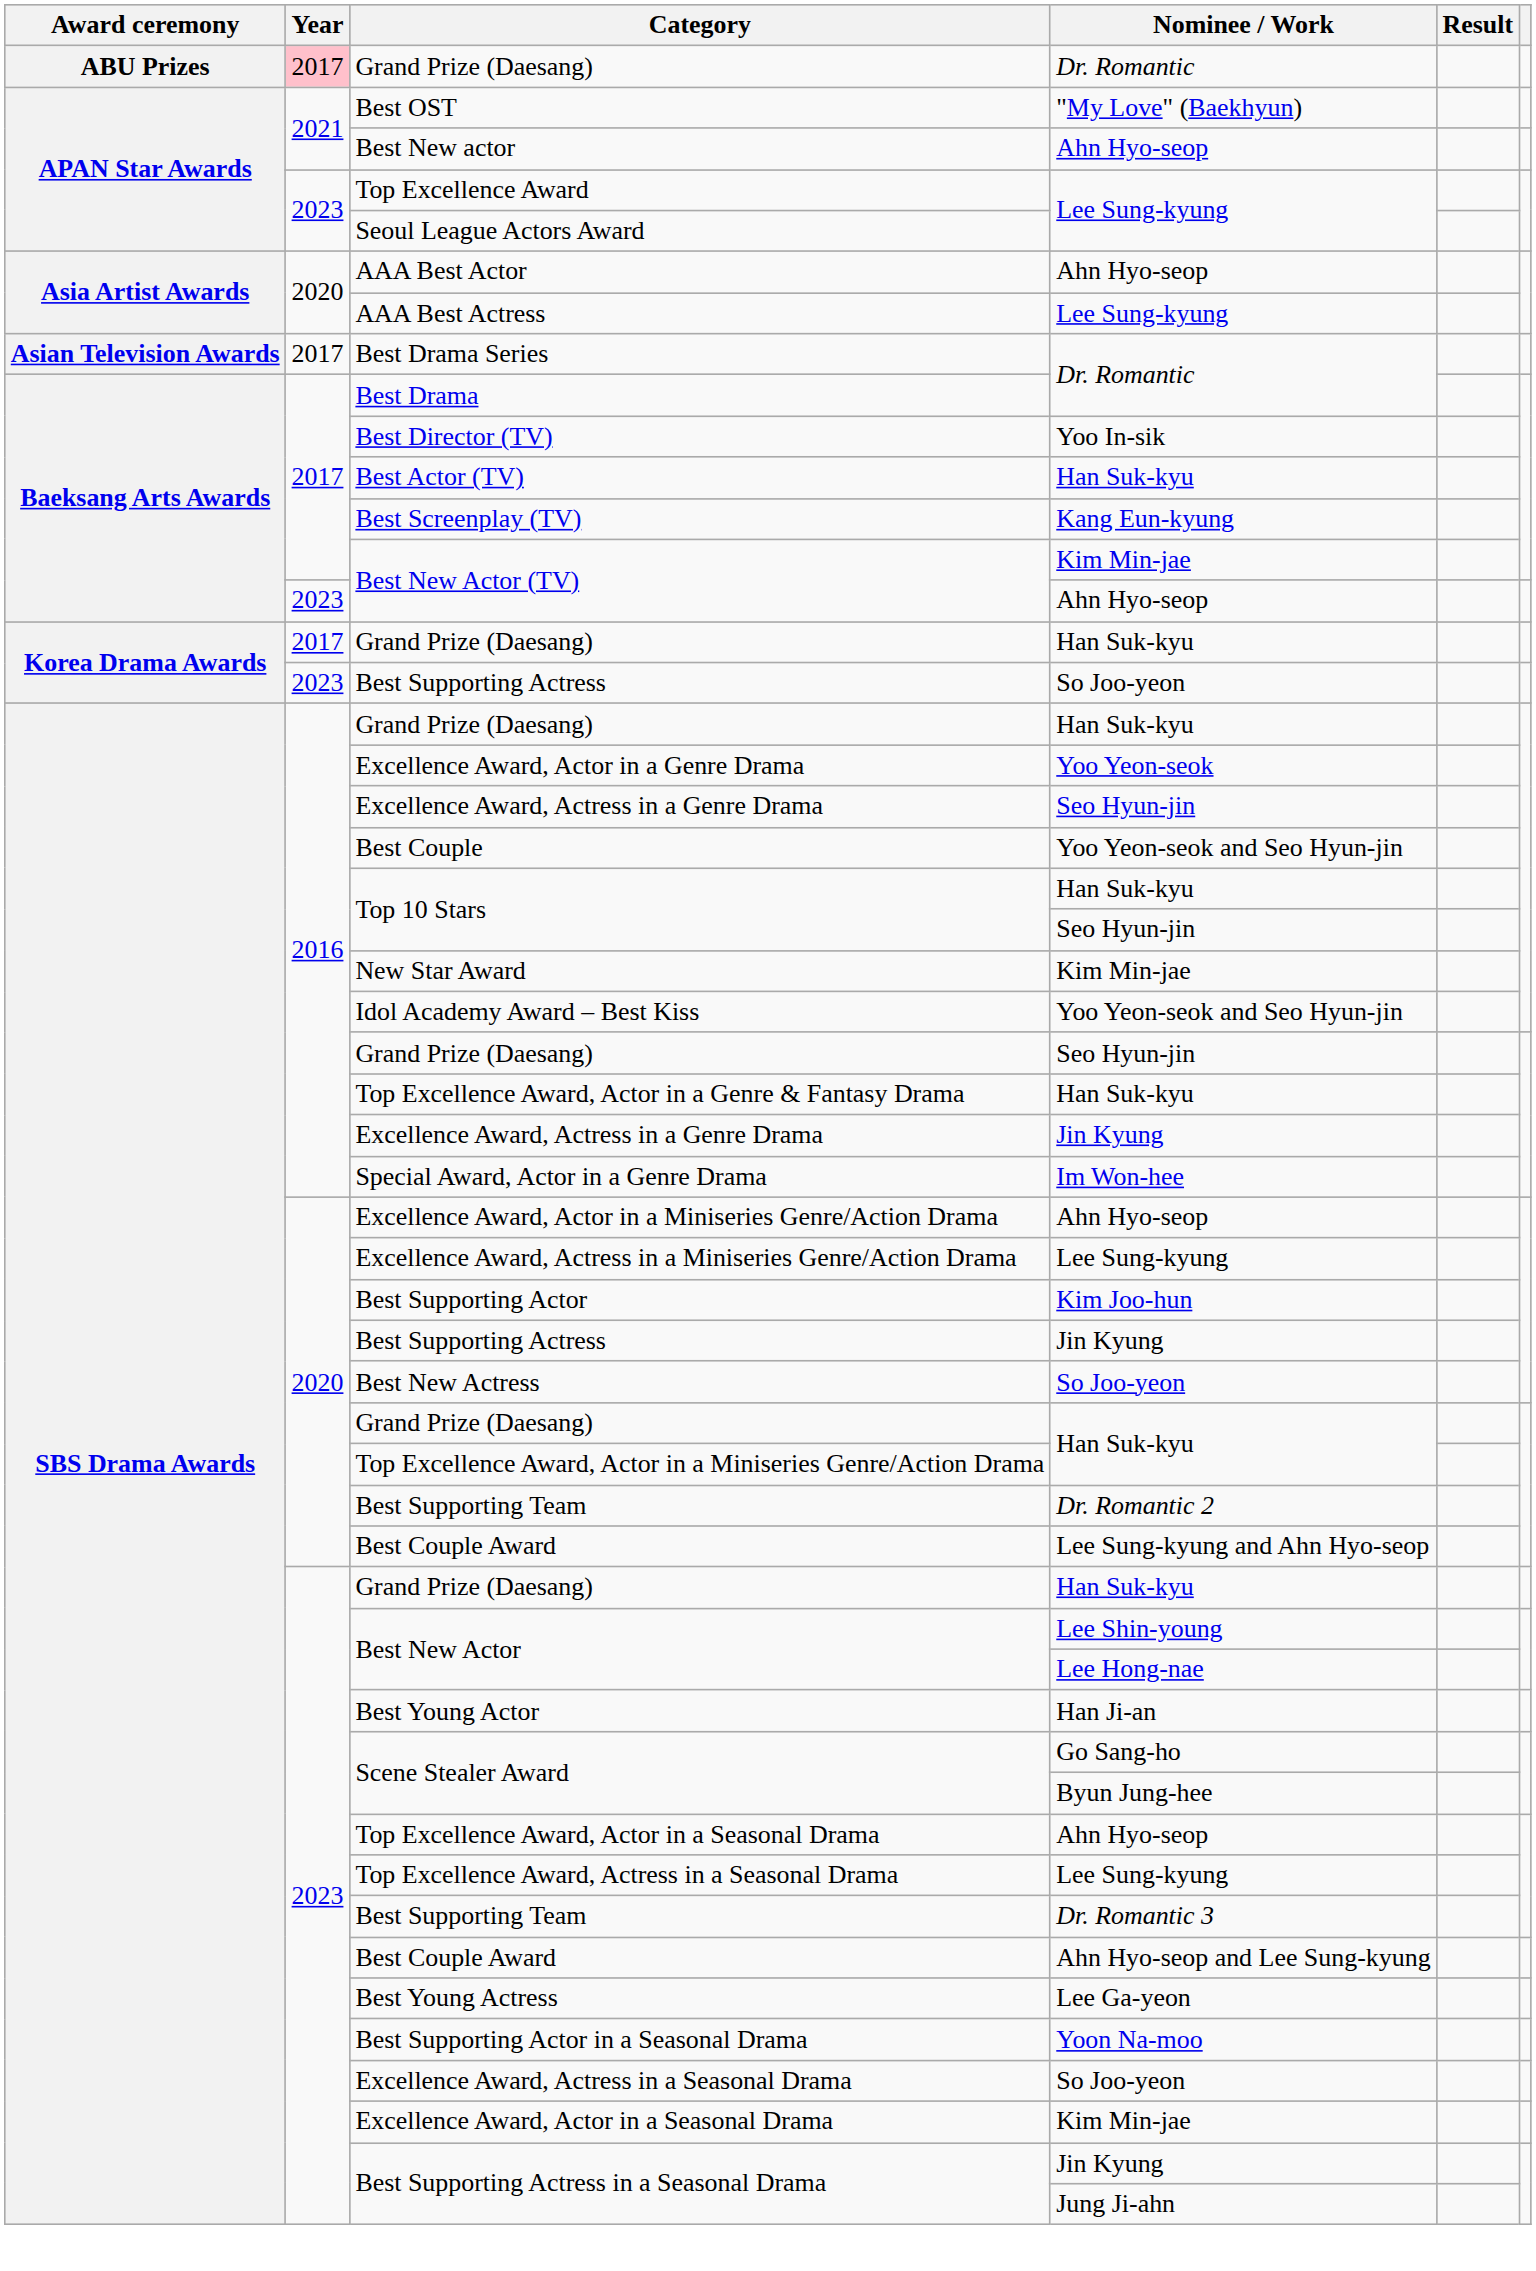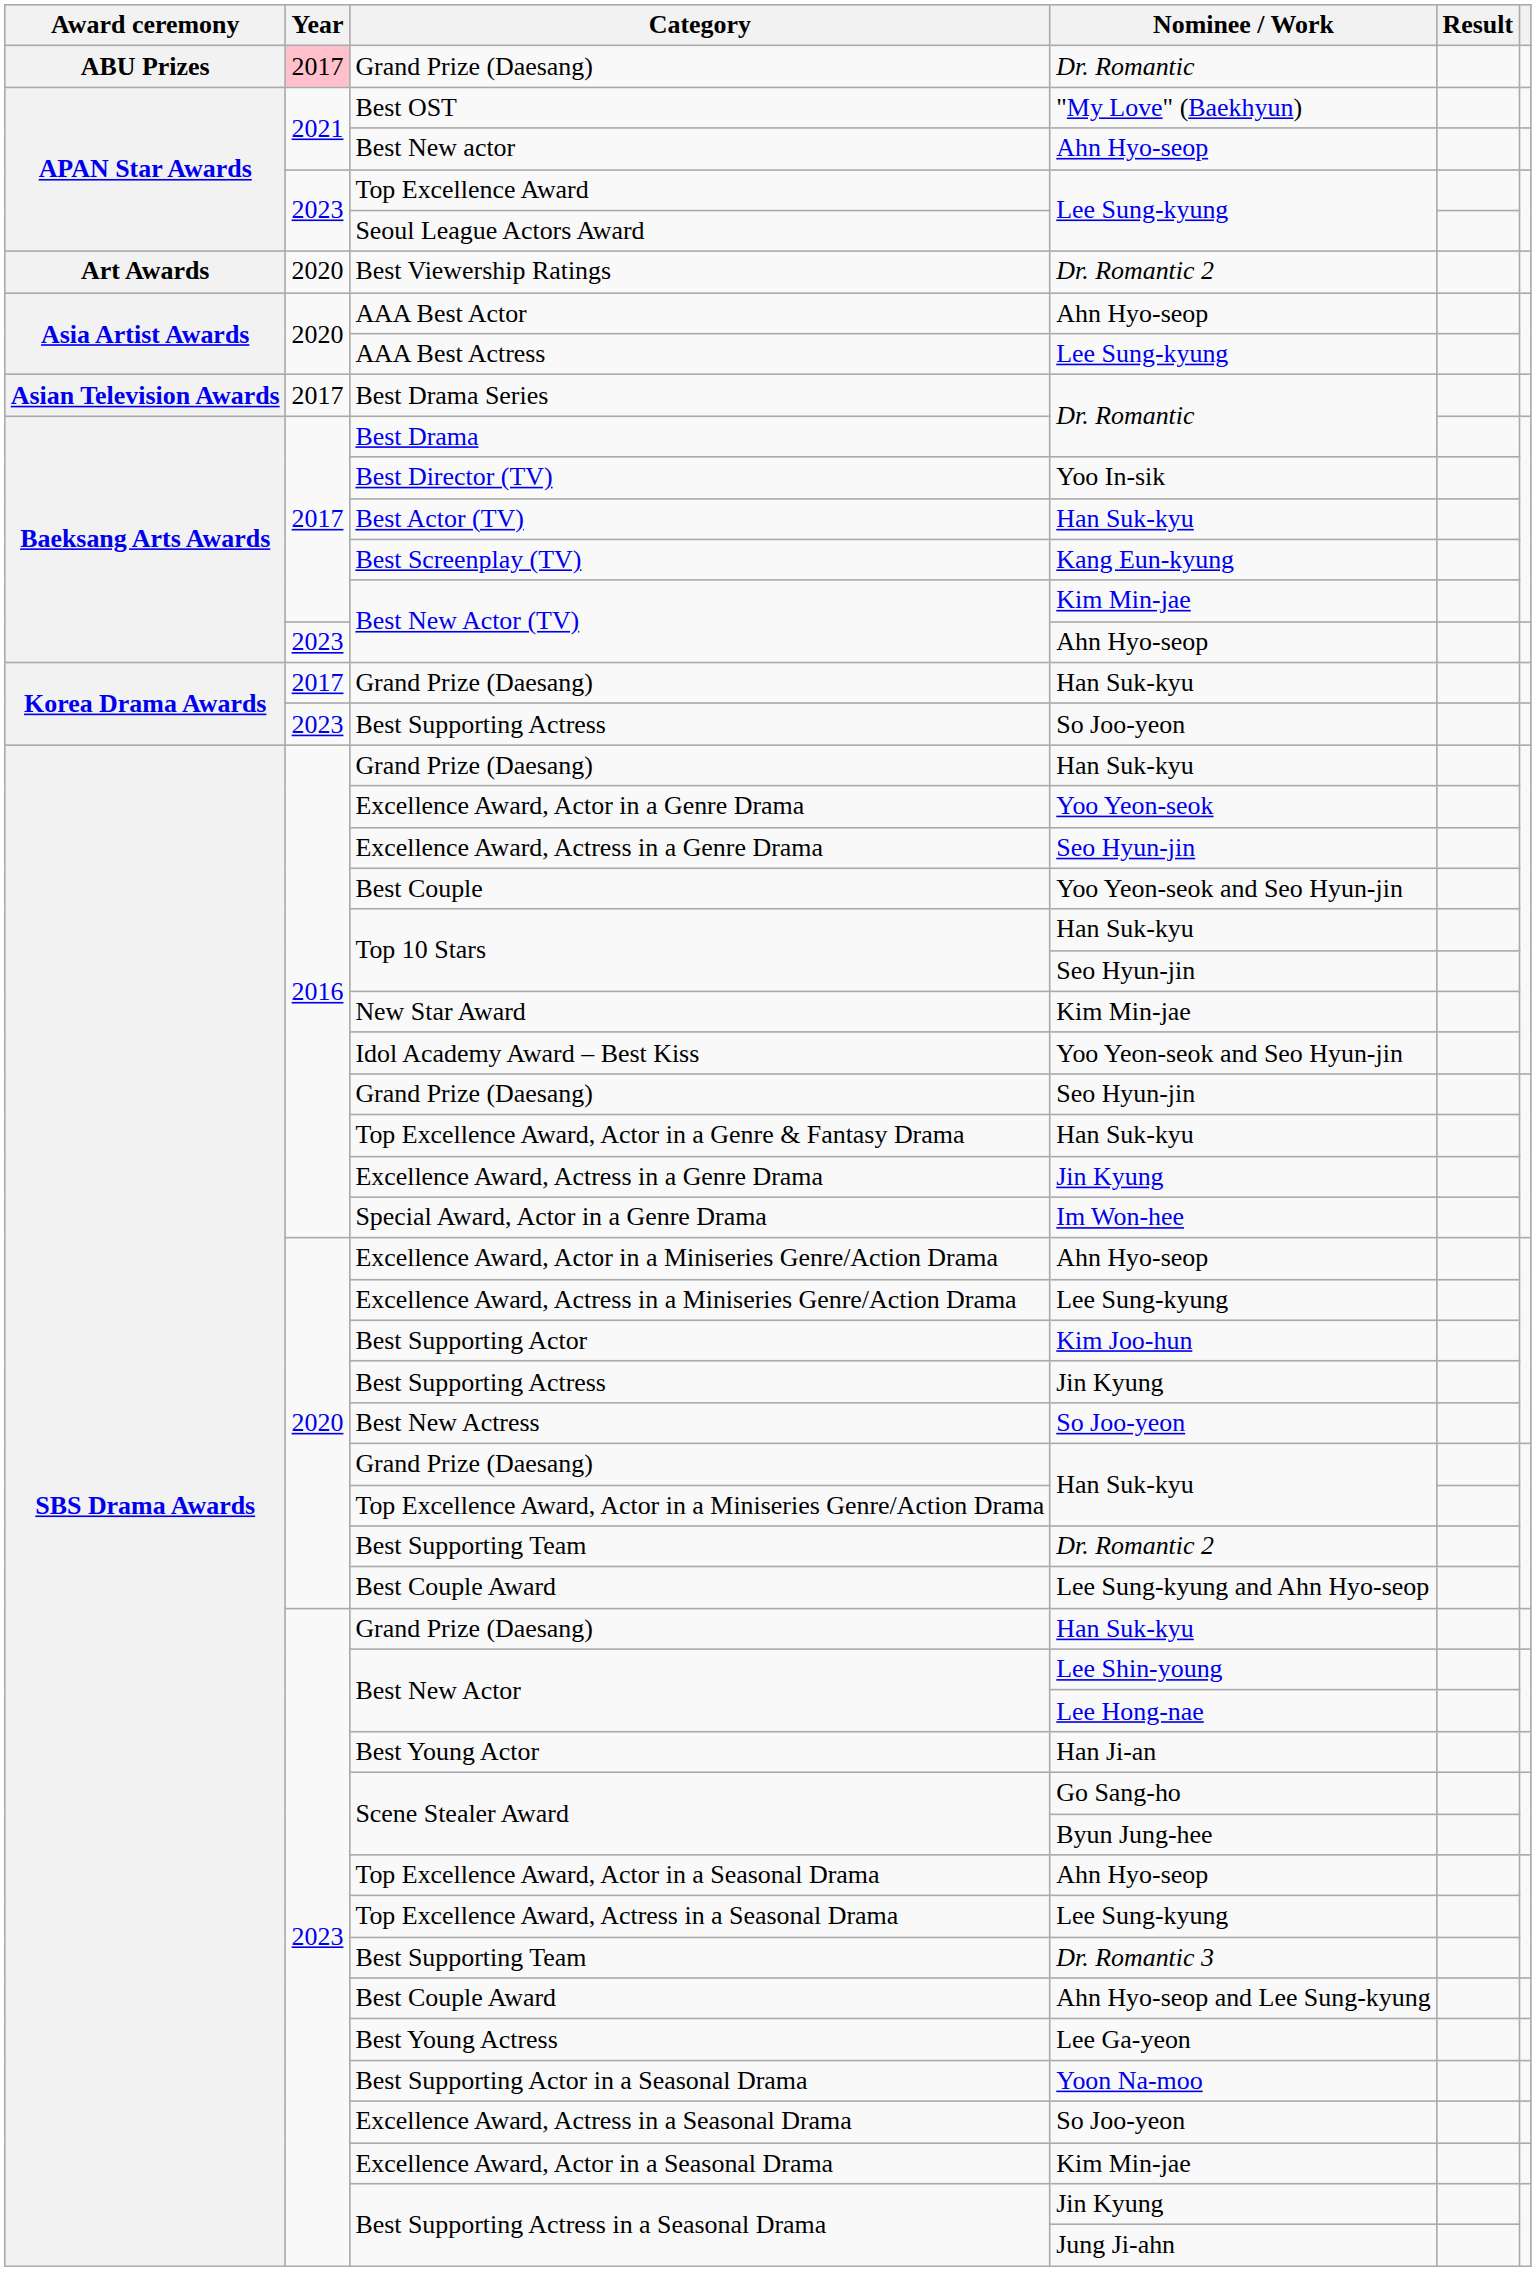+ row: (483, 271)
